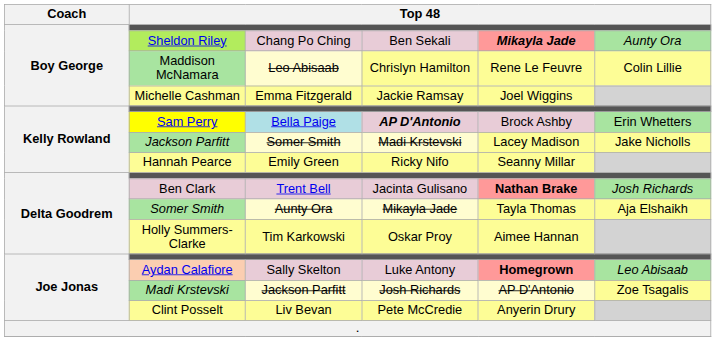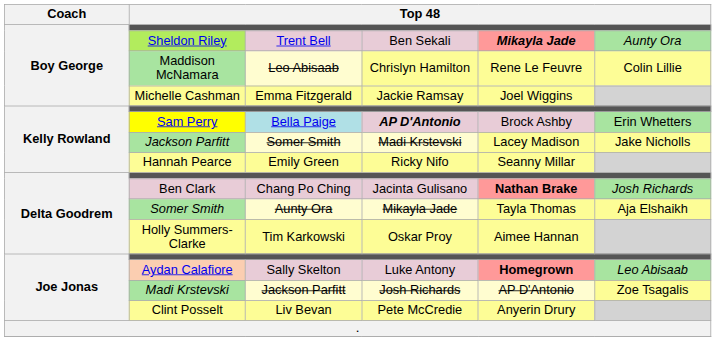(304, 40) Chang Po Ching -> (304, 40) Trent Bell
(304, 188) Trent Bell -> (304, 188) Chang Po Ching
